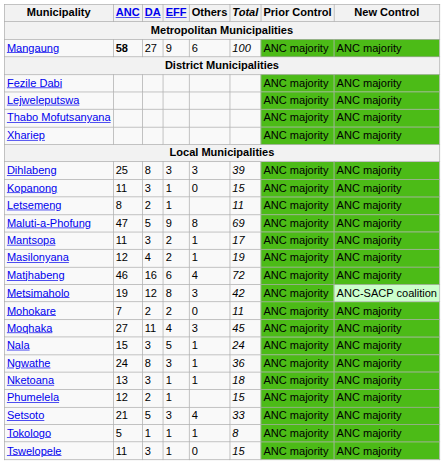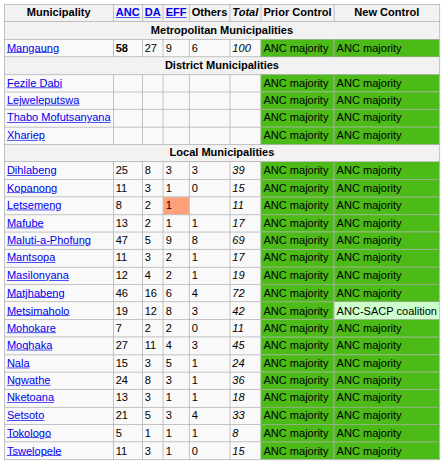(169, 205) no background -> (169, 205) lightsalmon background
+ row: (25, 223)
- row: (33, 398)
